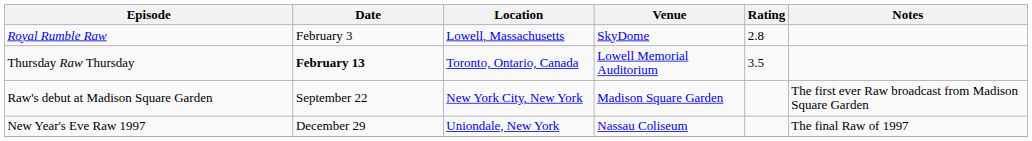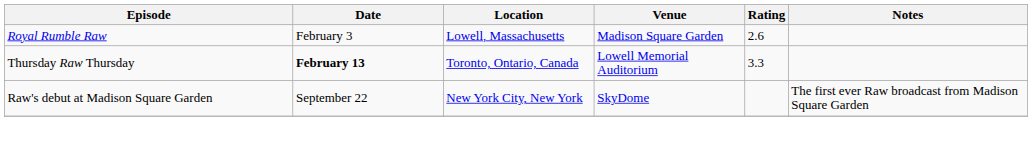(623, 35) SkyDome -> (660, 35) Madison Square Garden
(756, 35) 2.8 -> (756, 35) 2.6
(756, 63) 3.5 -> (756, 63) 3.3
(660, 98) Madison Square Garden -> (623, 98) SkyDome
- row: (76, 126)
